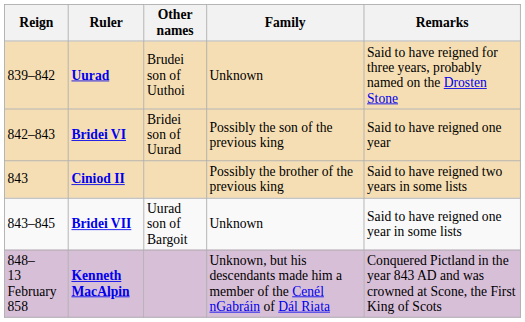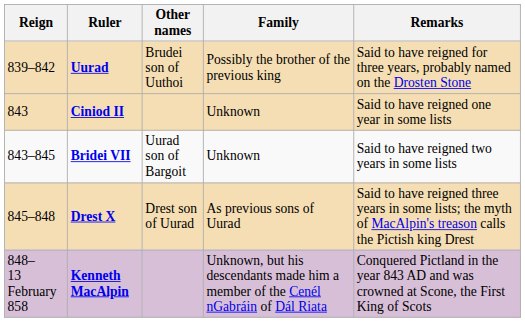(236, 75) Unknown -> (278, 67) Possibly the brother of the previous king
- row: (99, 134)
(281, 179) Possibly the brother of the previous king -> (233, 111) Unknown
(435, 179) Said to have reigned two years in some lists -> (424, 111) Said to have reigned one year in some lists
(434, 223) Said to have reigned one year in some lists -> (424, 156) Said to have reigned two years in some lists
+ row: (93, 216)
